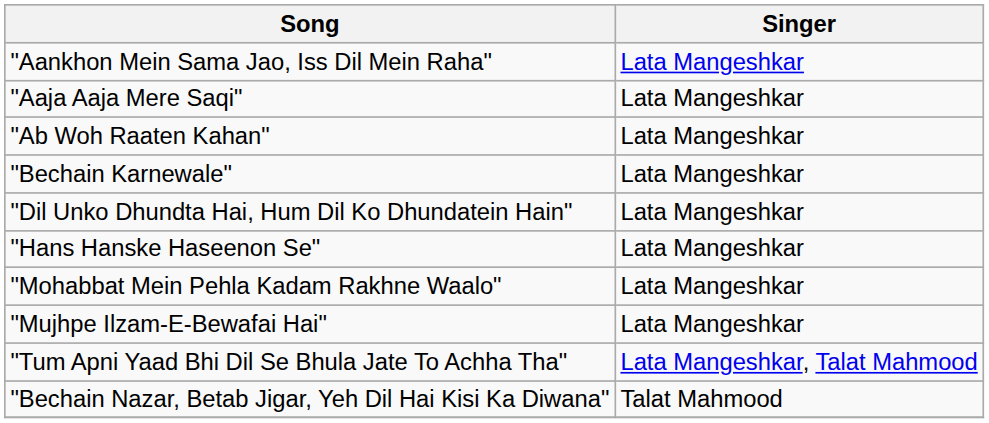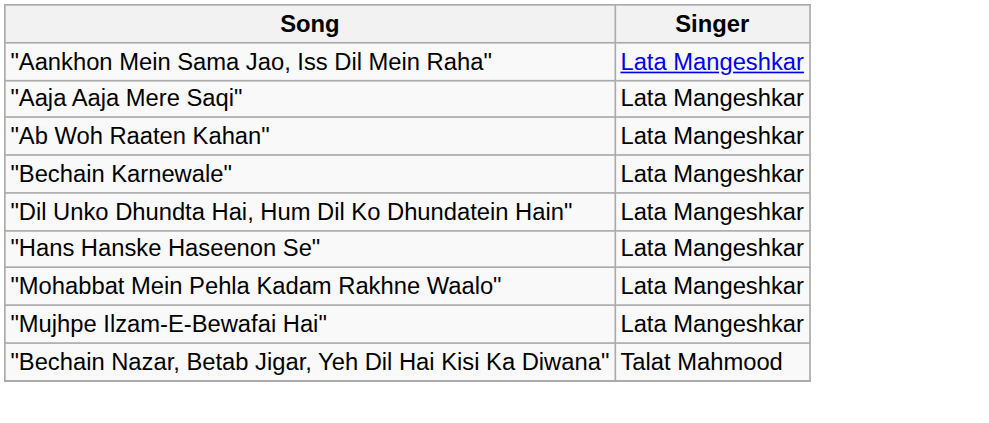- row: (289, 362)
